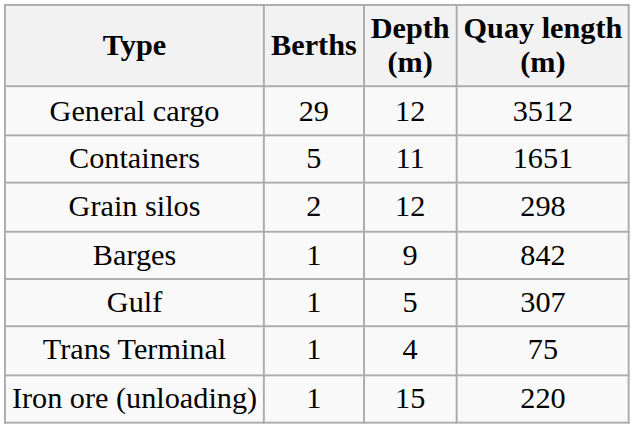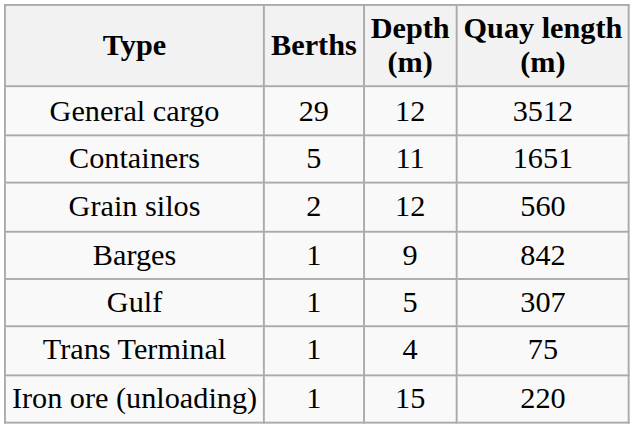(543, 206) 298 -> (543, 206) 560
